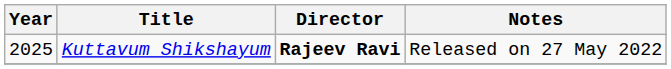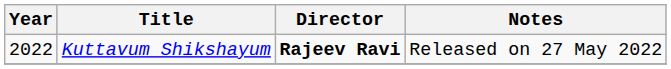(31, 50) 2025 -> (31, 50) 2022
